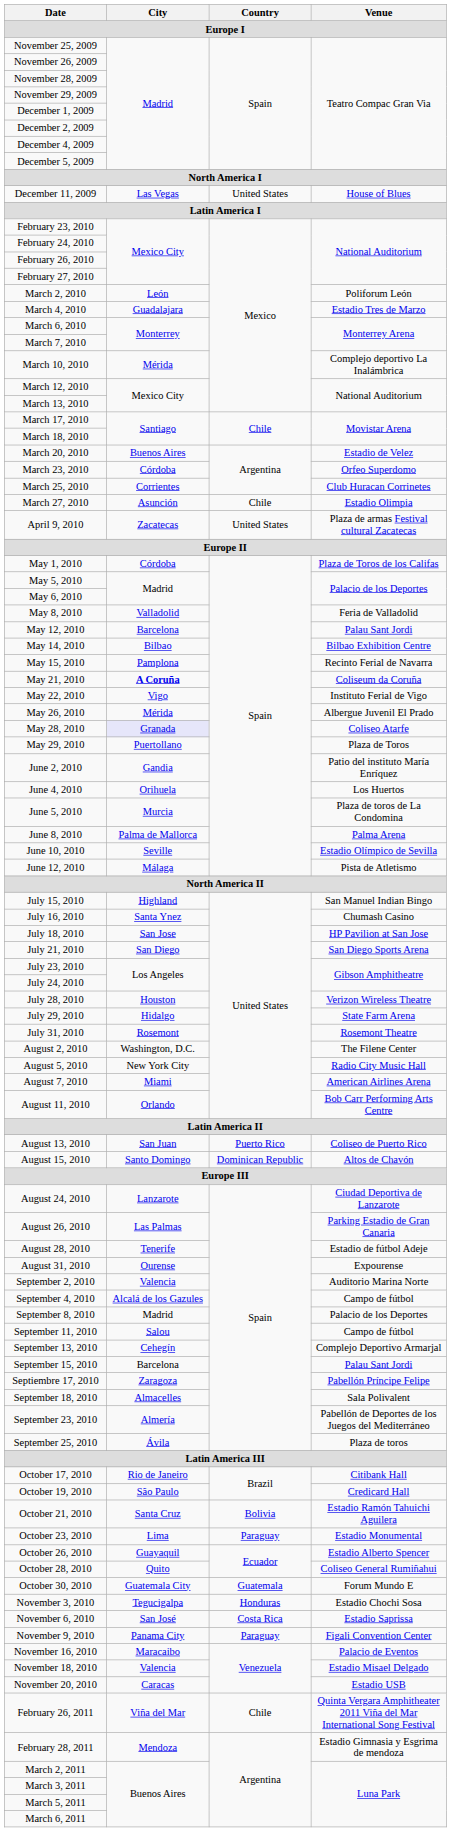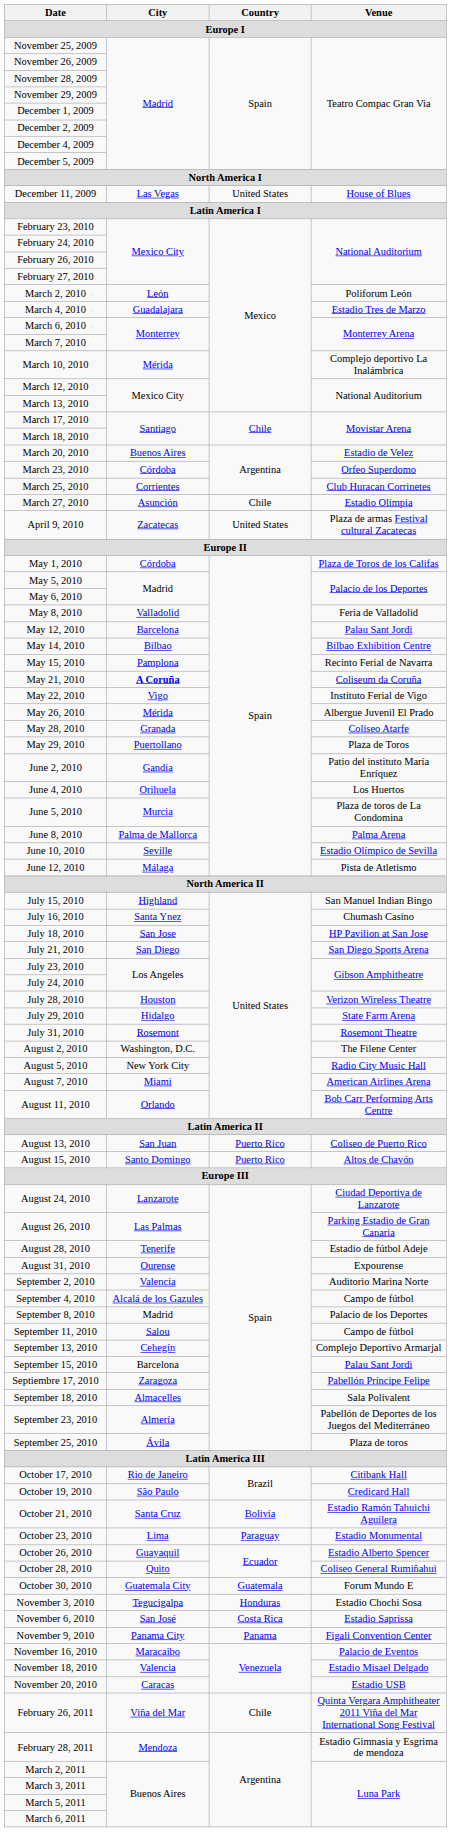(158, 728) lavender background -> (158, 728) no background
(260, 1159) Dominican Republic -> (260, 1159) Puerto Rico
(260, 1635) Paraguay -> (260, 1635) Panama
